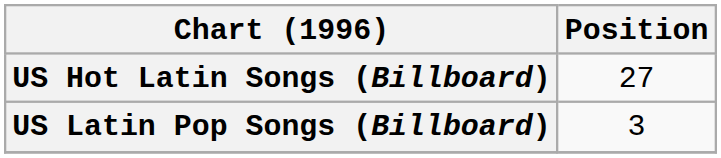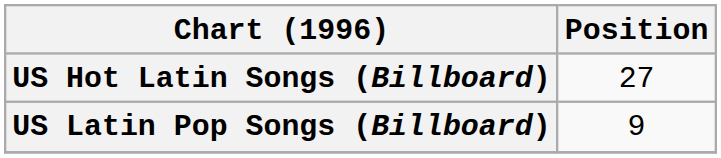(637, 127) 3 -> (637, 127) 9
